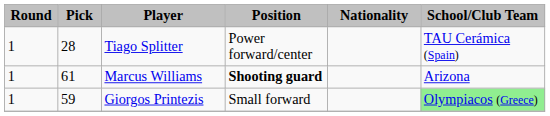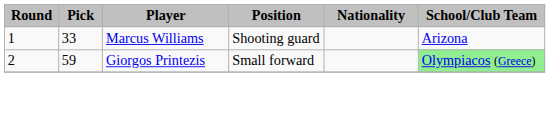- row: (144, 46)
(68, 76) 61 -> (69, 38) 33
(275, 76) bold -> (276, 38) normal
(11, 99) 1 -> (11, 60) 2
